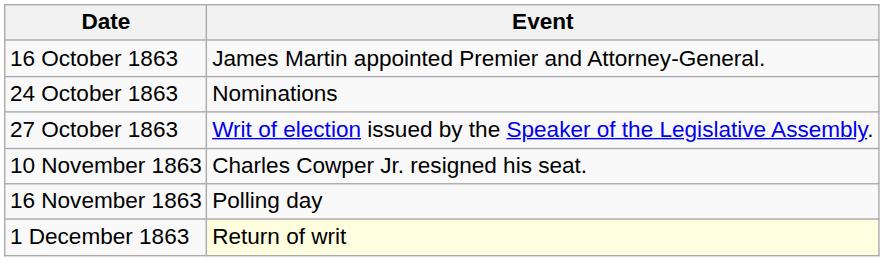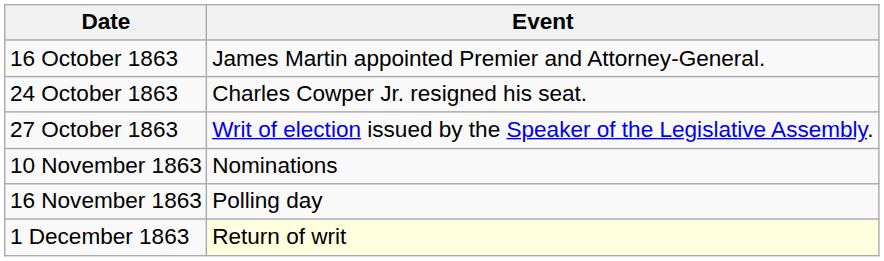(275, 93) Nominations -> (400, 93) Charles Cowper Jr. resigned his seat.
(400, 165) Charles Cowper Jr. resigned his seat. -> (275, 165) Nominations
